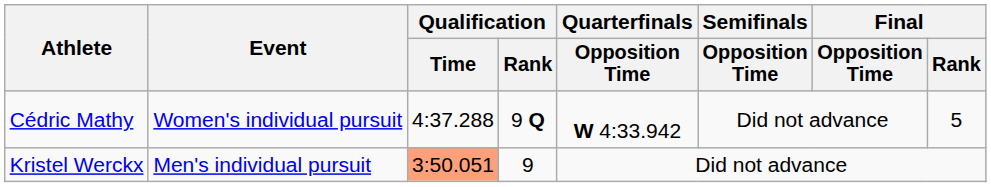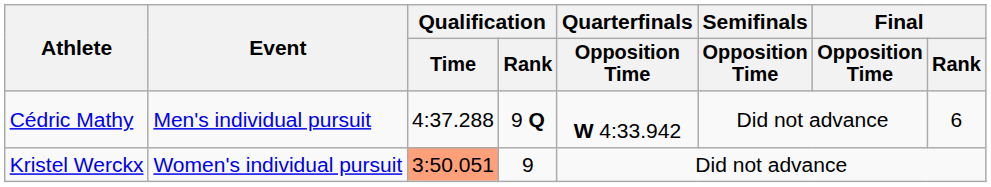(278, 120) Women's individual pursuit -> (262, 120) Men's individual pursuit
(956, 120) 5 -> (956, 120) 6
(262, 165) Men's individual pursuit -> (278, 165) Women's individual pursuit
